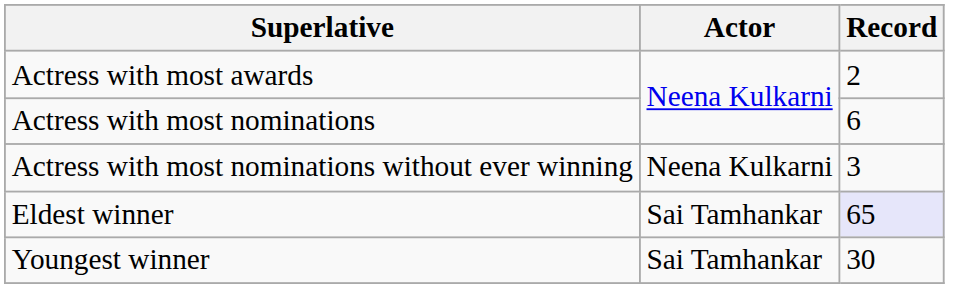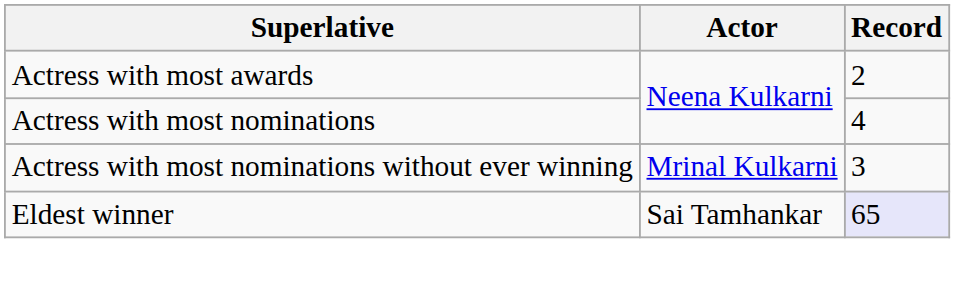(853, 120) 6 -> (858, 120) 4
(740, 167) Neena Kulkarni -> (742, 167) Mrinal Kulkarni
- row: (111, 259)
